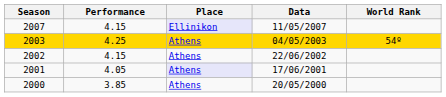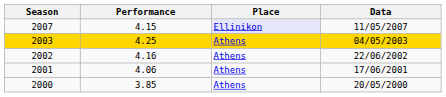- column: (394, 12)
(115, 56) 4.15 -> (146, 56) 4.16
(115, 70) 4.05 -> (146, 70) 4.06
(185, 70) lavender background -> (230, 70) no background
